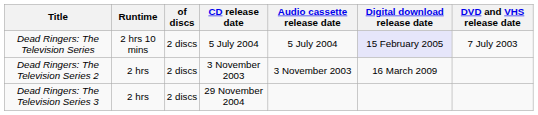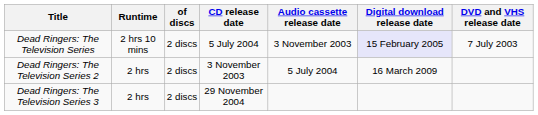(313, 44) 5 July 2004 -> (313, 44) 3 November 2003
(313, 70) 3 November 2003 -> (313, 70) 5 July 2004
